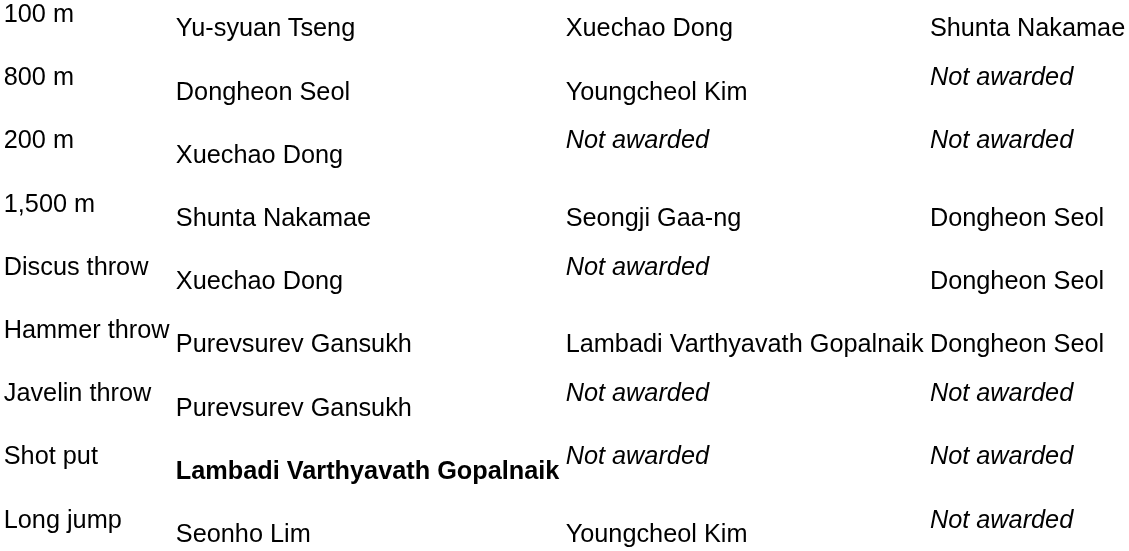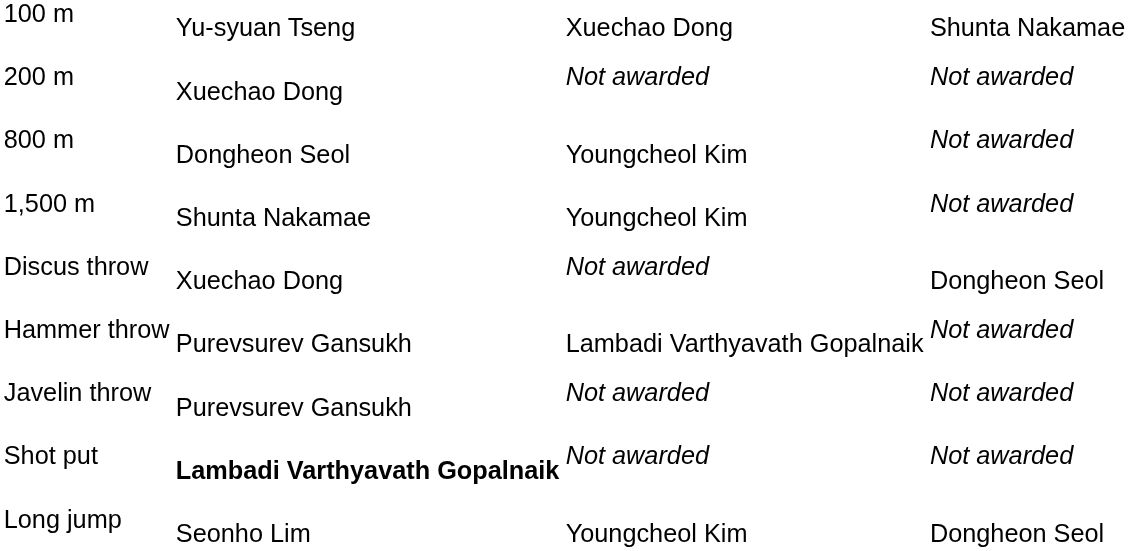rows swapped: (39, 140) <-> (39, 77)
(654, 217) Seongji Gaa-ng -> (657, 217) Youngcheol Kim
(1017, 217) Dongheon Seol -> (1002, 203) Not awarded
(1017, 344) Dongheon Seol -> (1002, 329) Not awarded
(1002, 519) Not awarded -> (1017, 533) Dongheon Seol
